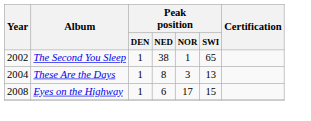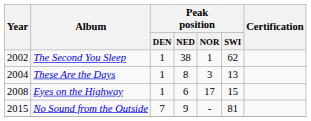(211, 58) 65 -> (233, 58) 62
+ row: (91, 108)
